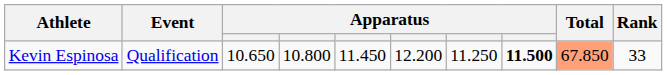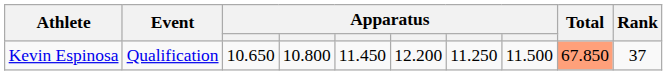(529, 55) bold -> (529, 55) normal
(637, 55) 33 -> (638, 55) 37
